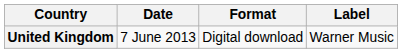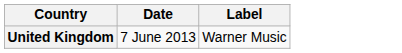- column: (253, 15)
